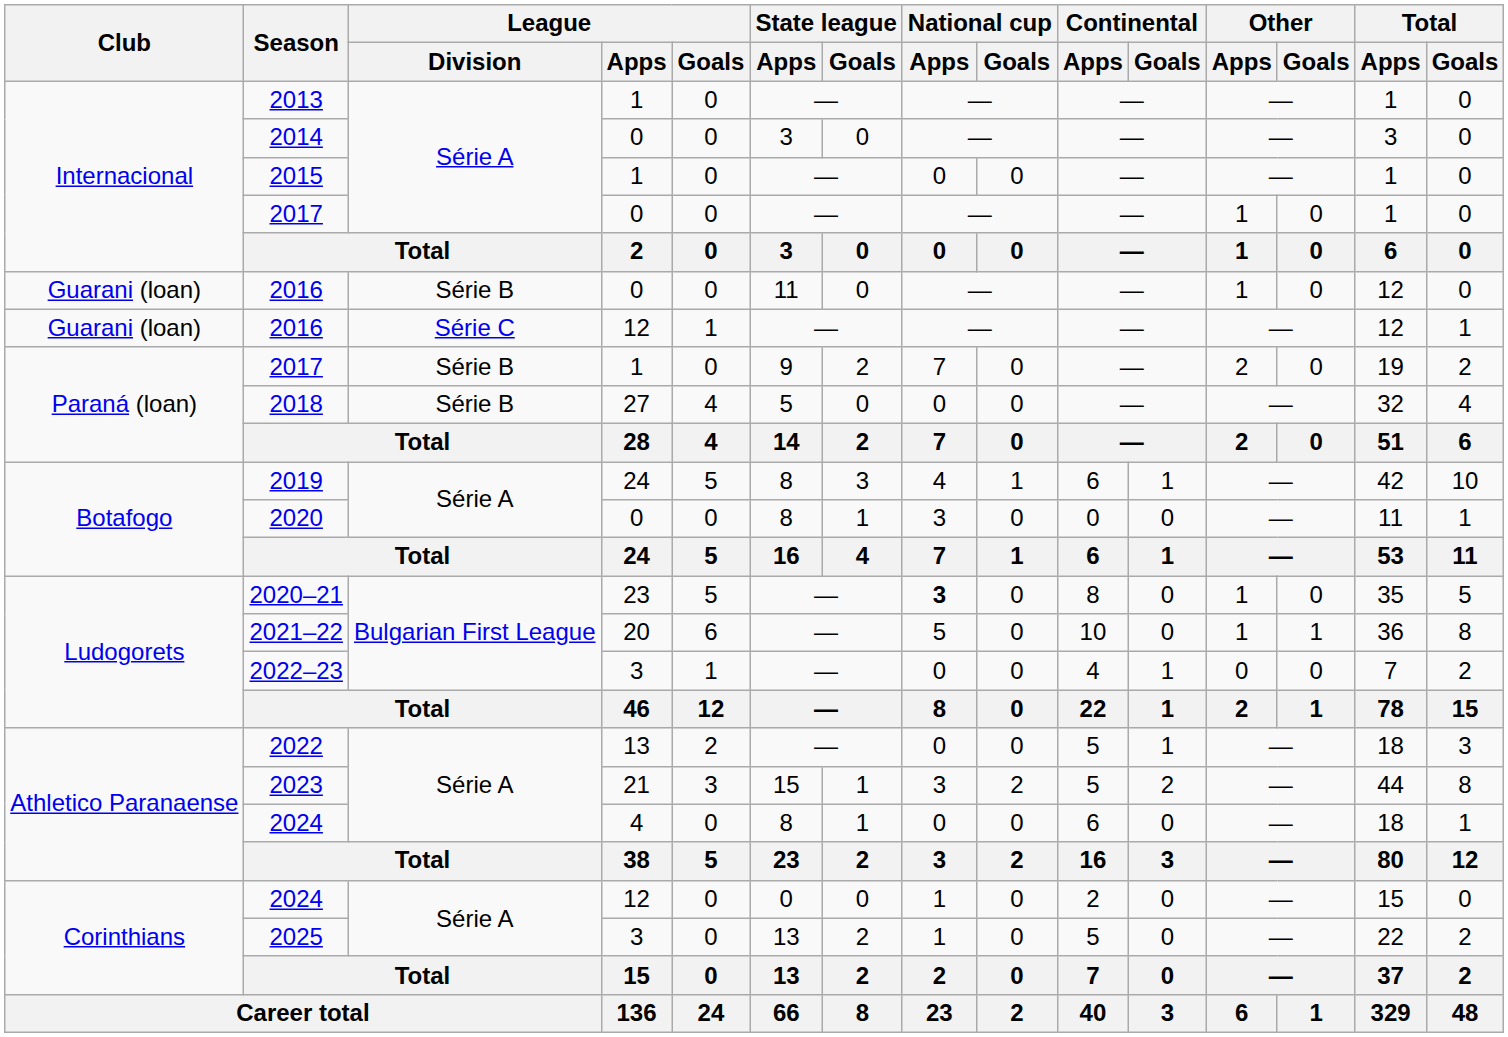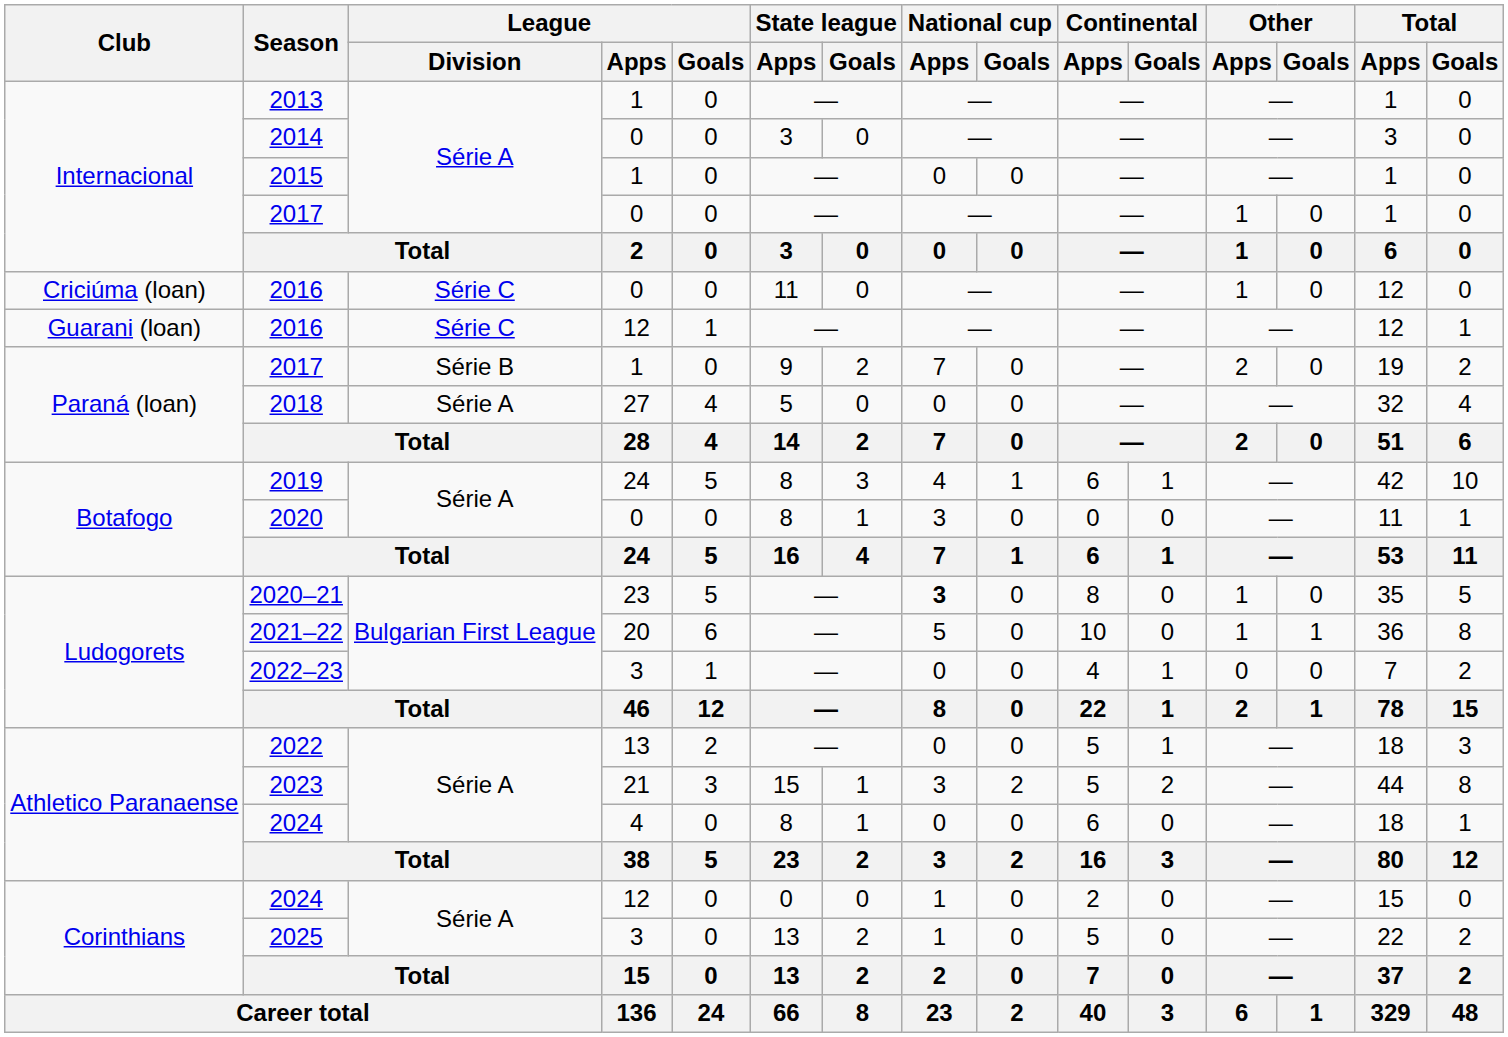(124, 289) Guarani (loan) -> (124, 289) Criciúma (loan)
(475, 289) Série B -> (475, 289) Série C
(475, 404) Série B -> (475, 404) Série A
